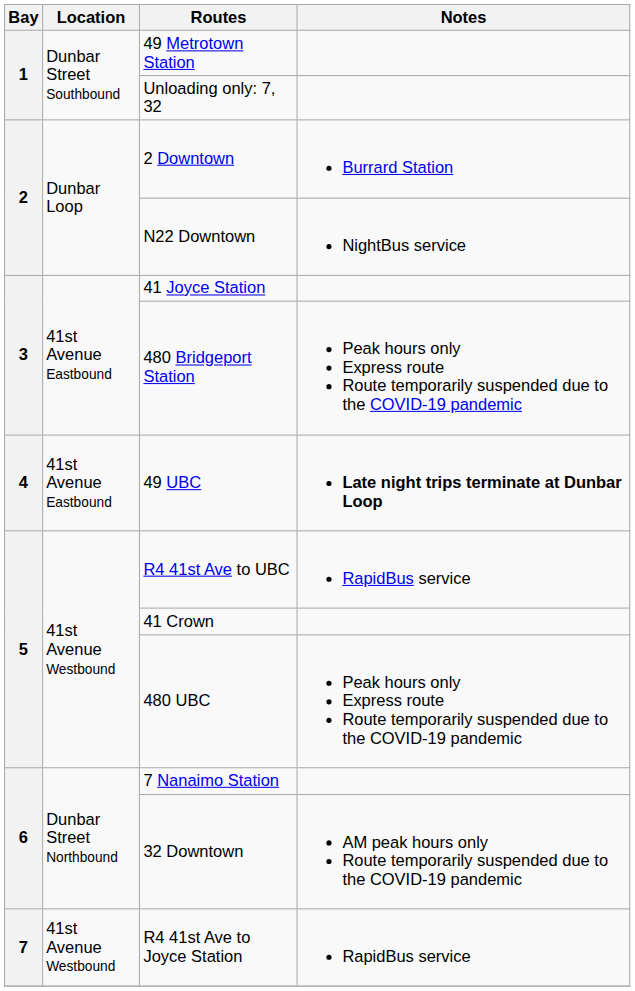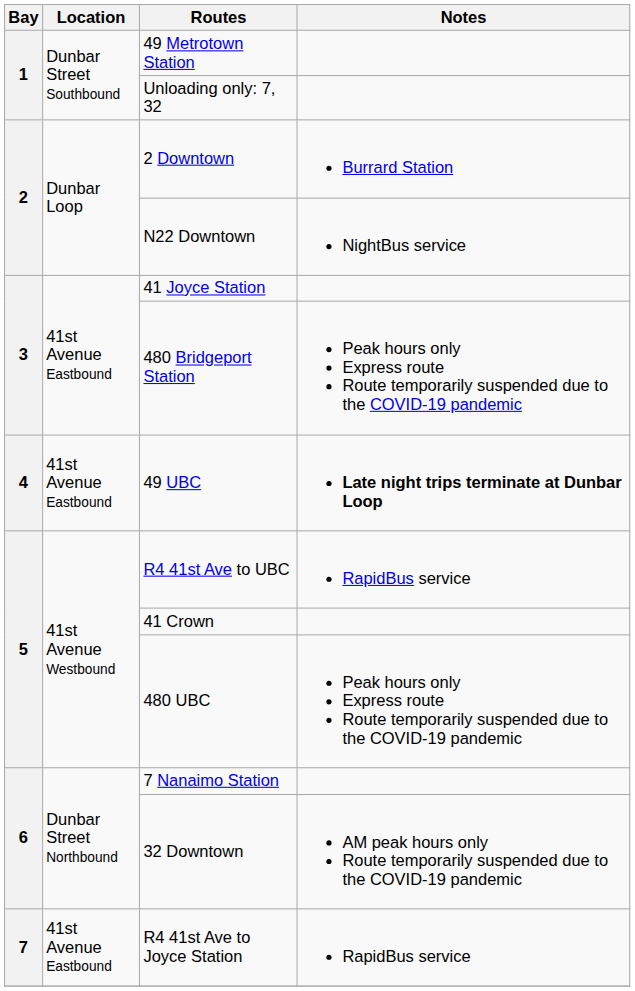(81, 947) 41st Avenue Westbound -> (79, 947) 41st Avenue Eastbound
